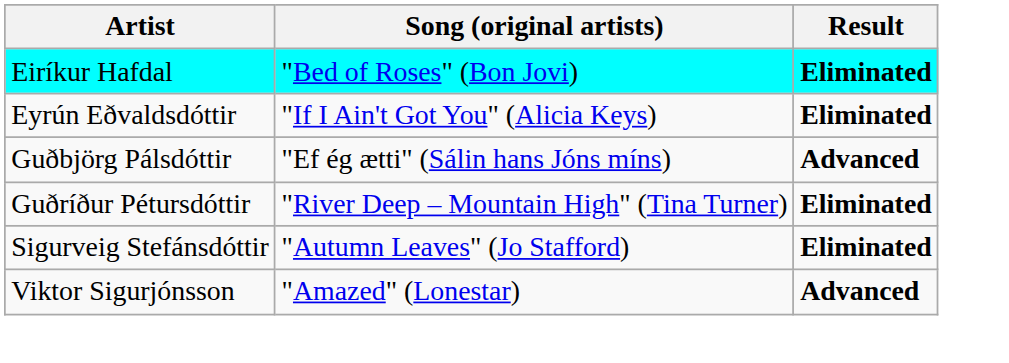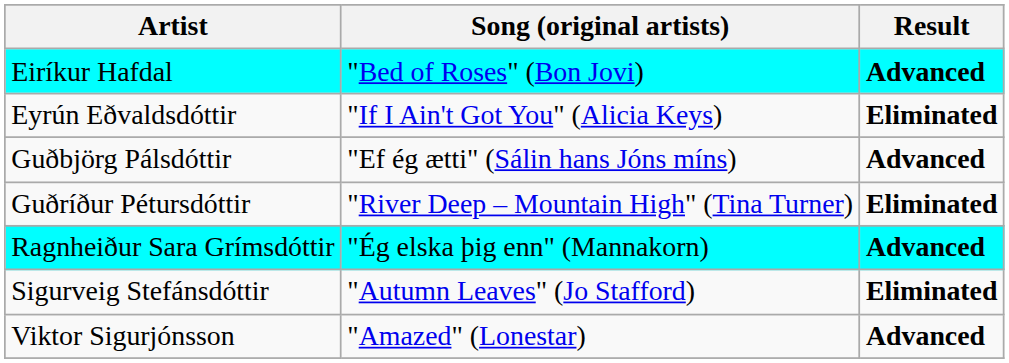(866, 70) Eliminated -> (926, 70) Advanced
+ row: (173, 247)
